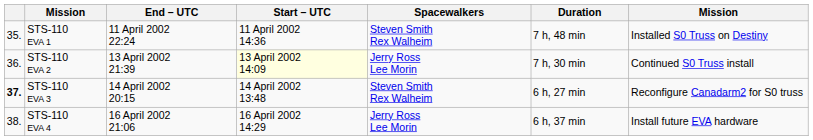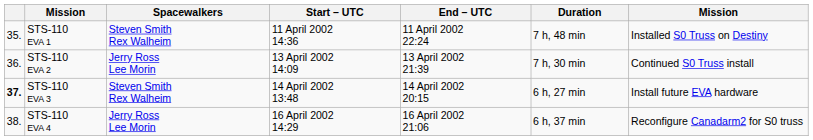columns swapped: (449, 12) <-> (172, 12)
(270, 64) lightyellow background -> (303, 64) no background
(717, 92) Reconfigure Canadarm2 for S0 truss -> (695, 92) Install future EVA hardware
(695, 121) Install future EVA hardware -> (717, 121) Reconfigure Canadarm2 for S0 truss
